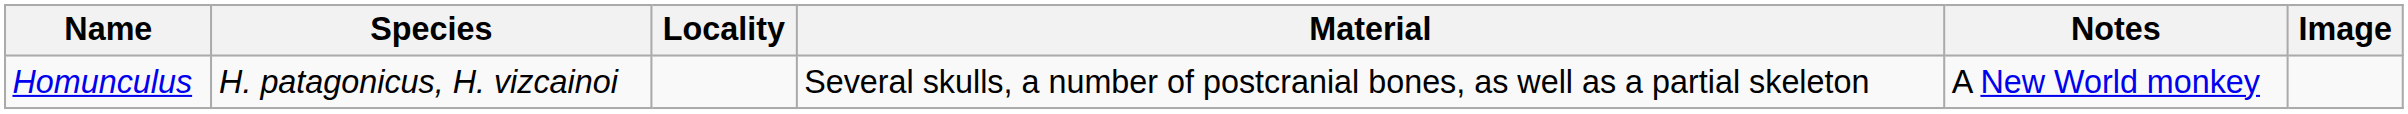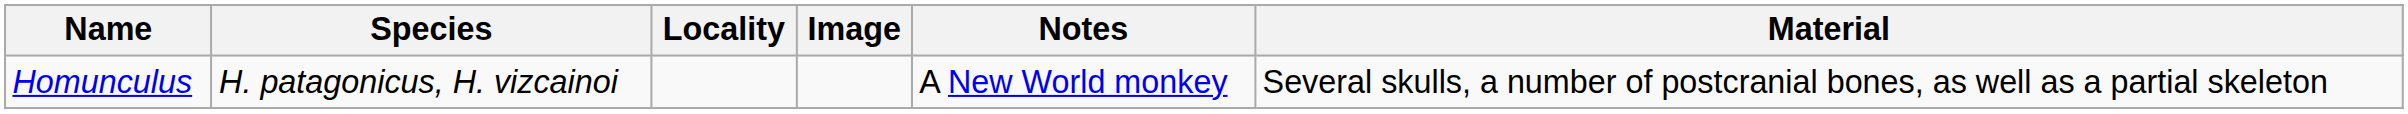columns swapped: (1370, 30) <-> (2345, 30)
